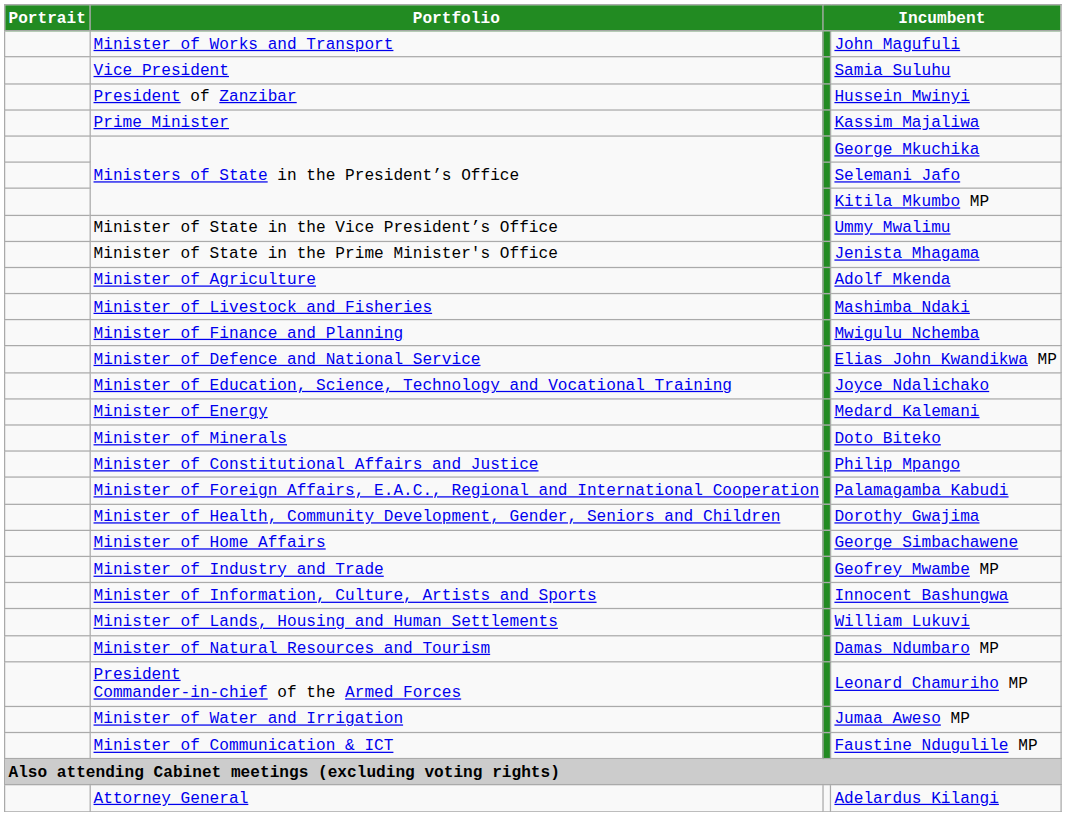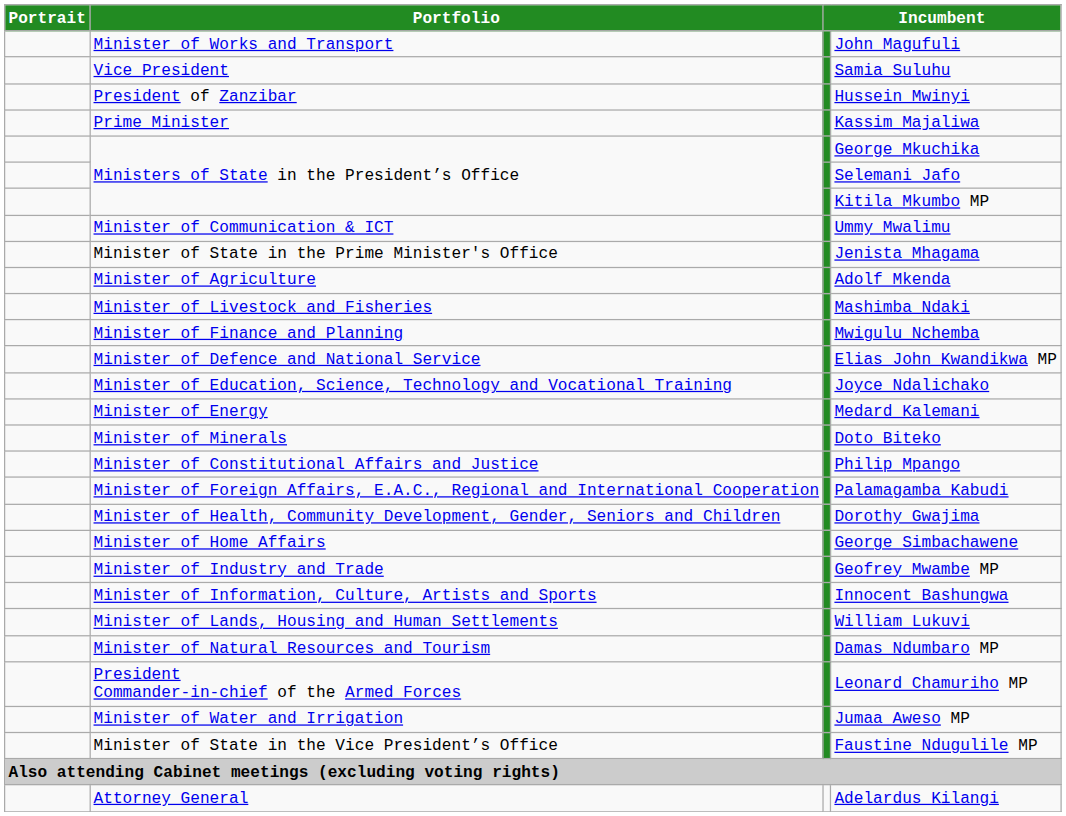(326, 228) Minister of State in the Vice President’s Office -> (243, 228) Minister of Communication & ICT
(243, 746) Minister of Communication & ICT -> (326, 746) Minister of State in the Vice President’s Office
